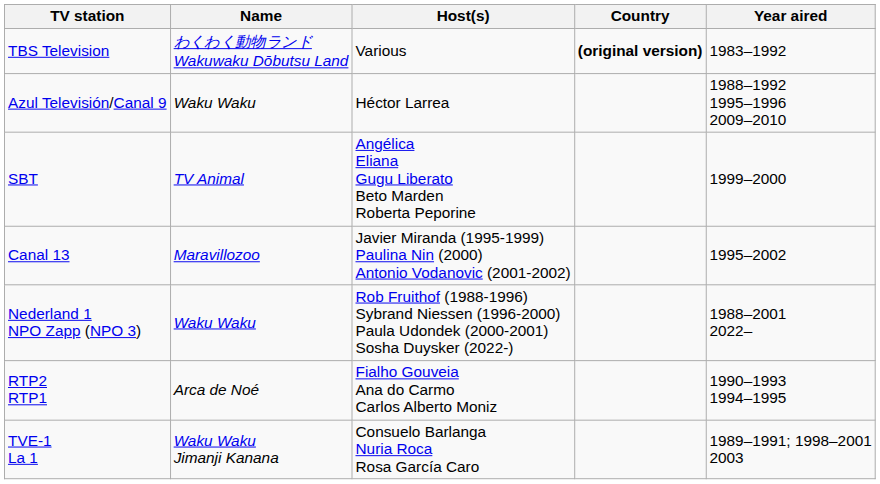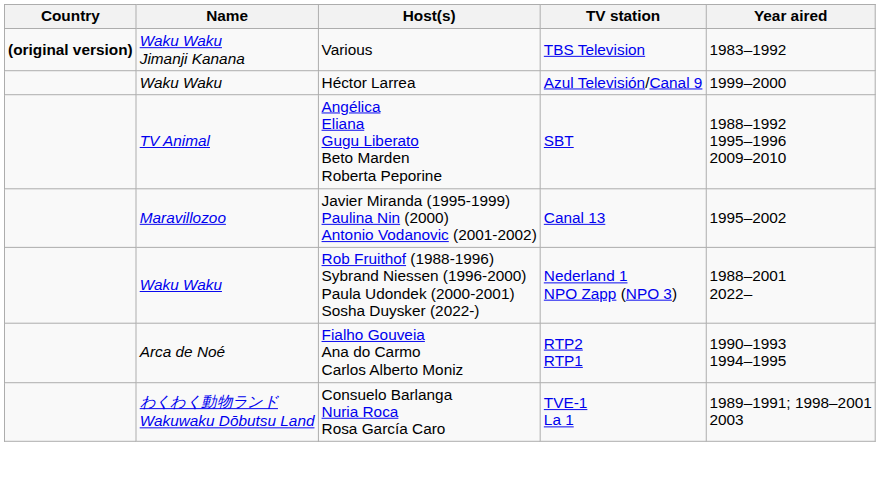columns swapped: (640, 16) <-> (87, 16)
(261, 51) わくわく動物ランド Wakuwaku Dōbutsu Land -> (192, 49) Waku Waku Jimanji Kanana
(748, 102) 1988–1992 1995–1996 2009–2010 -> (748, 82) 1999–2000
(748, 179) 1999–2000 -> (748, 141) 1988–1992 1995–1996 2009–2010
(226, 449) Waku Waku Jimanji Kanana -> (227, 412) わくわく動物ランド Wakuwaku Dōbutsu Land
